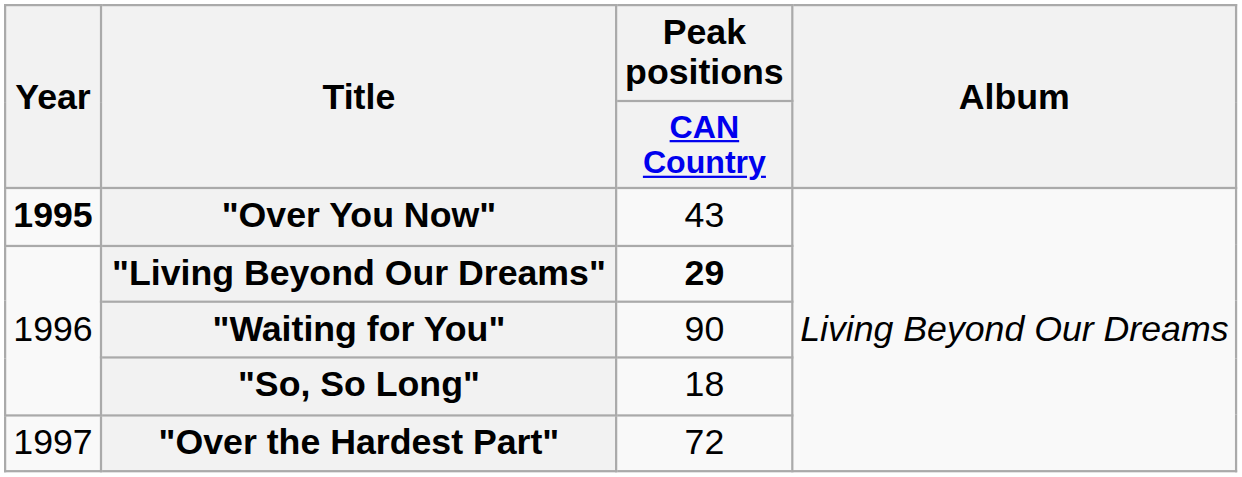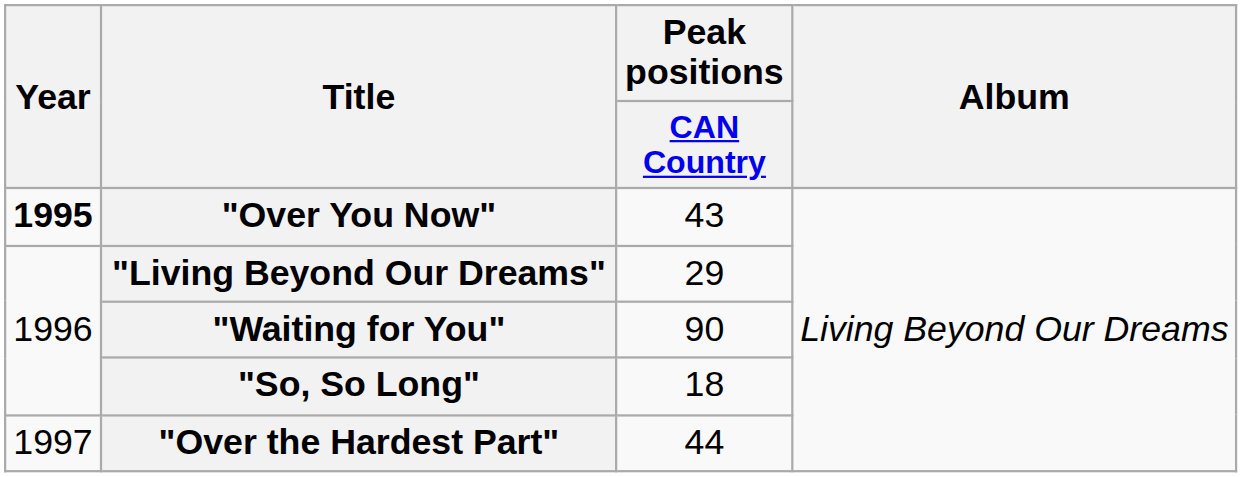(704, 272) bold -> (704, 272) normal
(704, 442) 72 -> (704, 442) 44
